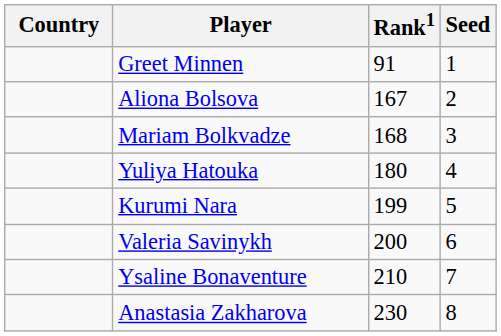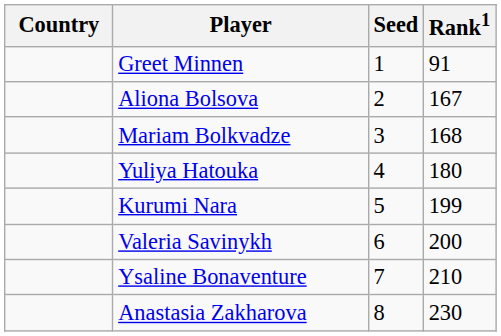columns swapped: (404, 25) <-> (468, 25)
